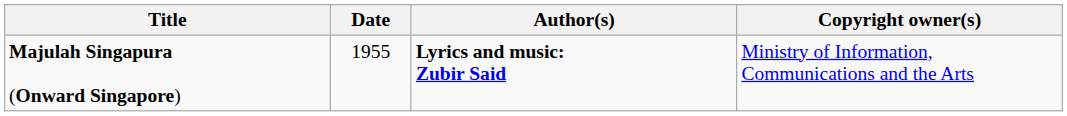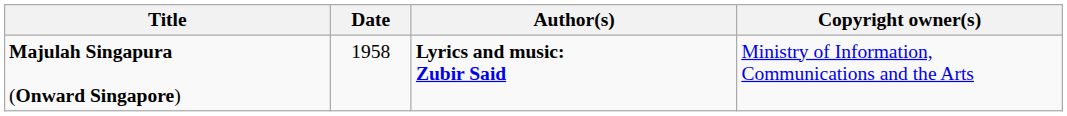(371, 50) 1955 -> (371, 50) 1958
